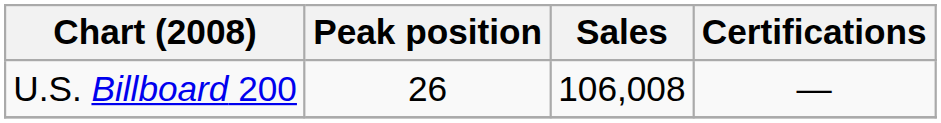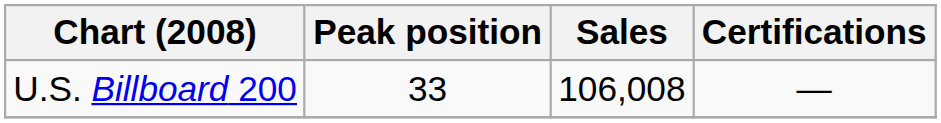(428, 88) 26 -> (428, 88) 33
